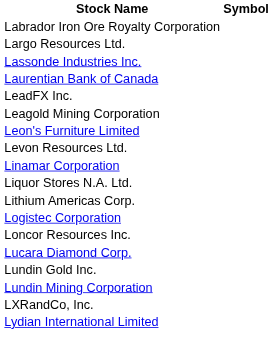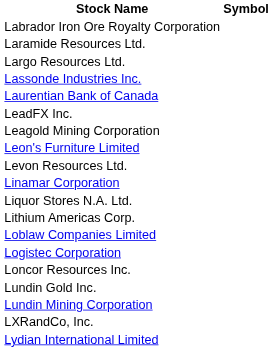+ row: (75, 44)
+ row: (80, 235)
- row: (68, 252)
